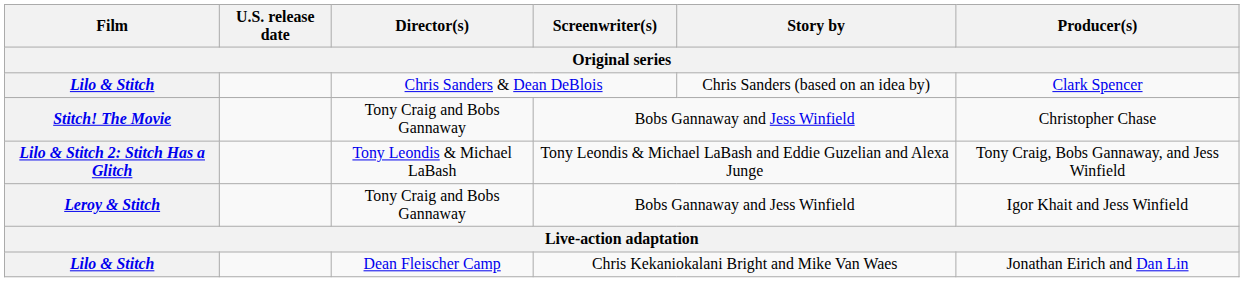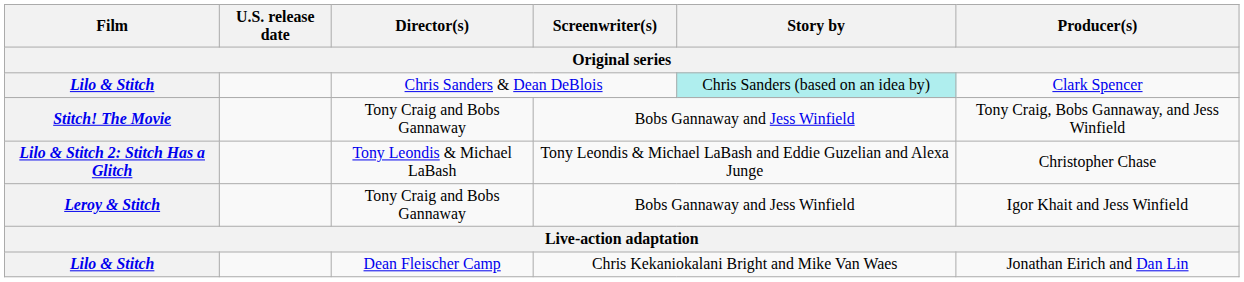(816, 85) no background -> (816, 85) paleturquoise background
(1097, 119) Christopher Chase -> (1097, 119) Tony Craig, Bobs Gannaway, and Jess Winfield
(1097, 162) Tony Craig, Bobs Gannaway, and Jess Winfield -> (1097, 162) Christopher Chase
